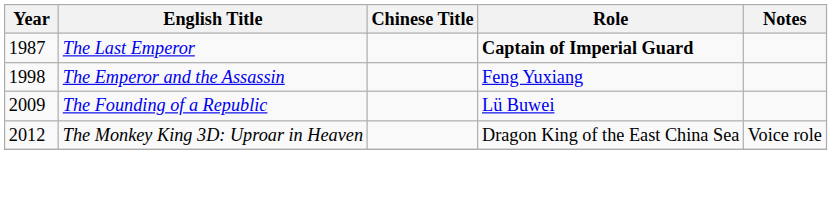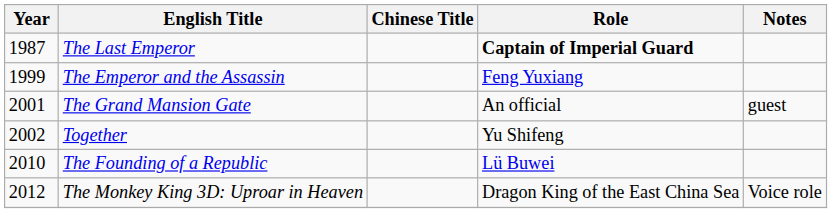(27, 76) 1998 -> (27, 76) 1999
+ row: (157, 105)
+ row: (95, 134)
(27, 105) 2009 -> (27, 163) 2010
